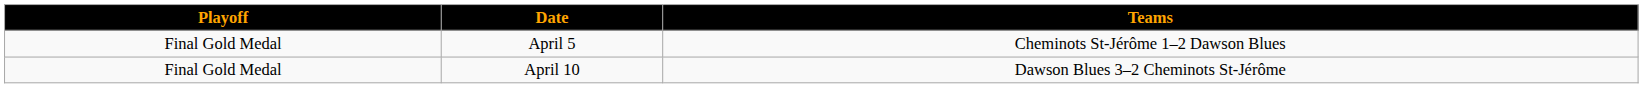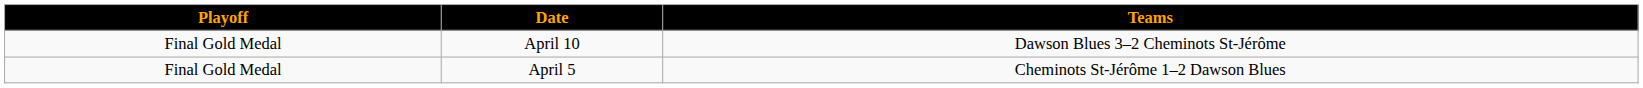rows swapped: (552, 43) <-> (552, 69)
